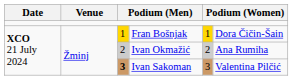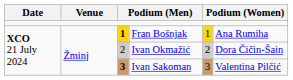(123, 34) normal -> (123, 34) bold
(249, 34) Dora Čičin-Šain -> (242, 34) Ana Rumiha
(242, 50) Ana Rumiha -> (249, 50) Dora Čičin-Šain
